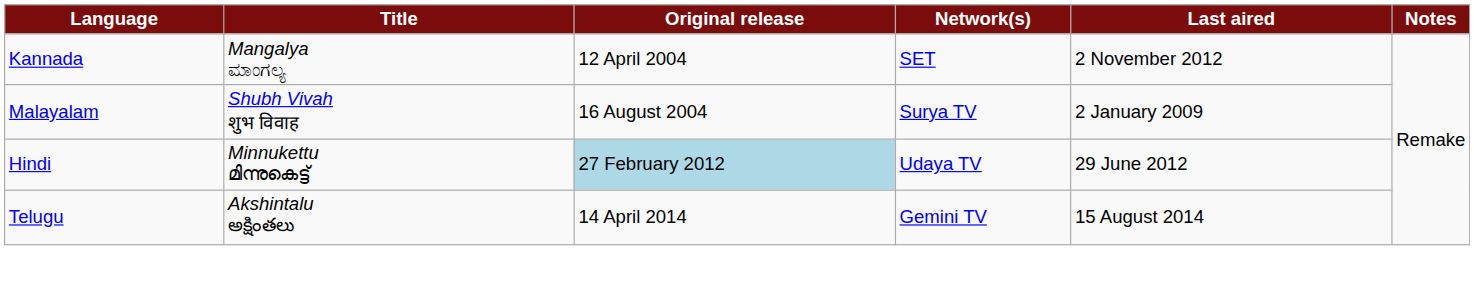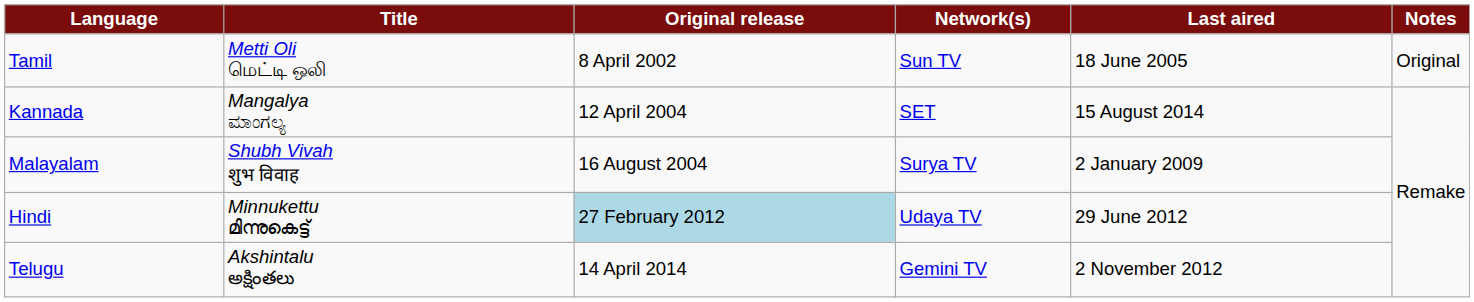+ row: (31, 60)
(1149, 59) 2 November 2012 -> (1140, 111) 15 August 2014
(1140, 216) 15 August 2014 -> (1149, 269) 2 November 2012
